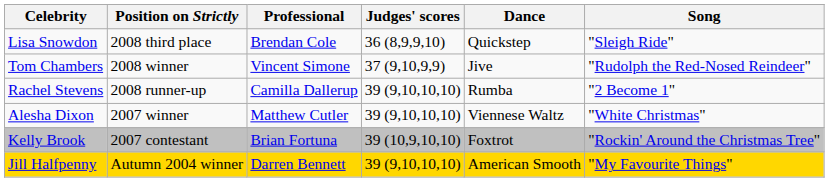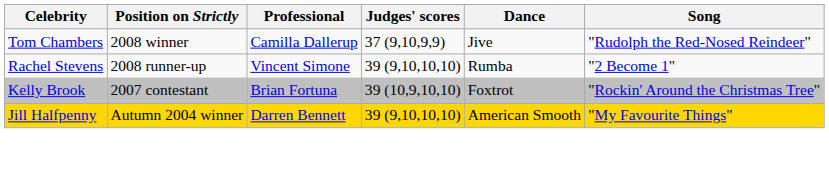- row: (53, 41)
(300, 66) Vincent Simone -> (304, 41) Camilla Dallerup
(304, 90) Camilla Dallerup -> (300, 66) Vincent Simone
- row: (51, 115)
